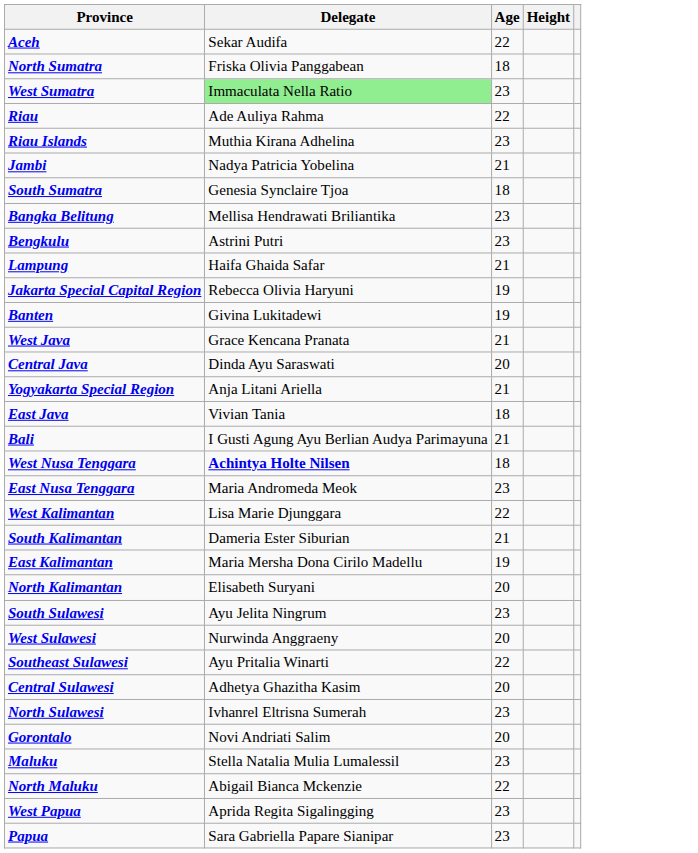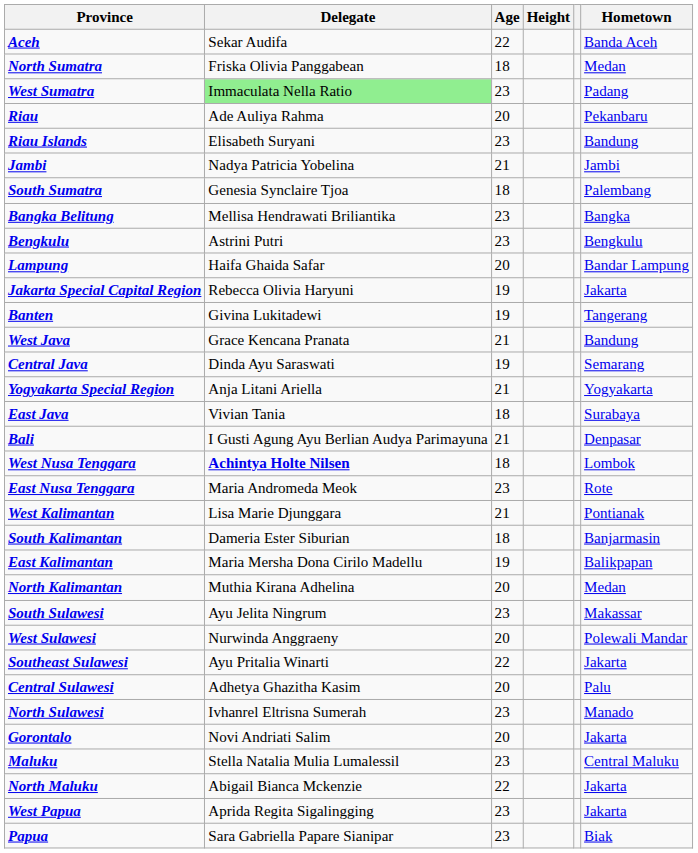+ column: (637, 17)
(502, 116) 22 -> (502, 116) 20
(281, 141) Muthia Kirana Adhelina -> (262, 141) Elisabeth Suryani
(502, 265) 21 -> (502, 265) 20
(502, 364) 20 -> (502, 364) 19
(502, 513) 22 -> (502, 513) 21
(502, 538) 21 -> (502, 538) 18
(262, 587) Elisabeth Suryani -> (281, 587) Muthia Kirana Adhelina
